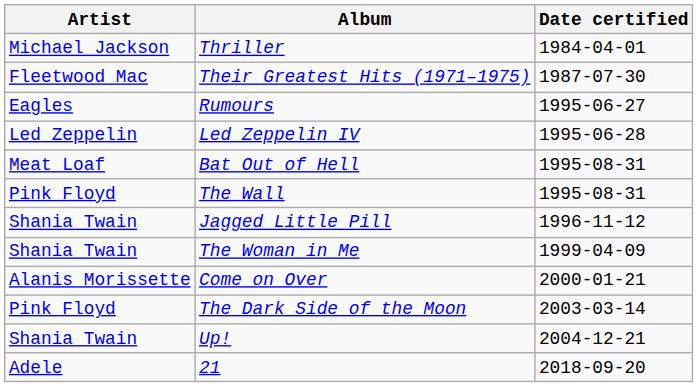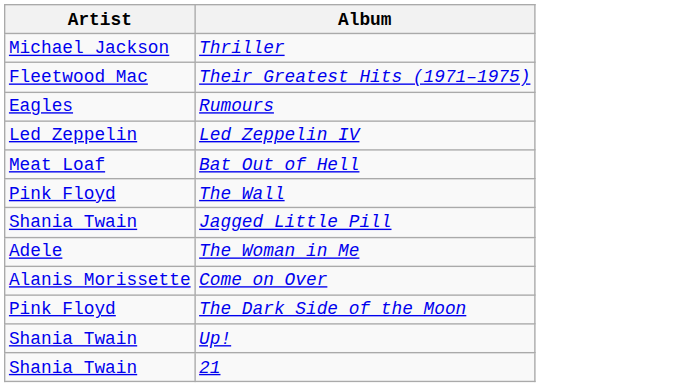- column: (614, 19)
(73, 251) Shania Twain -> (36, 251) Adele
(36, 368) Adele -> (73, 368) Shania Twain
